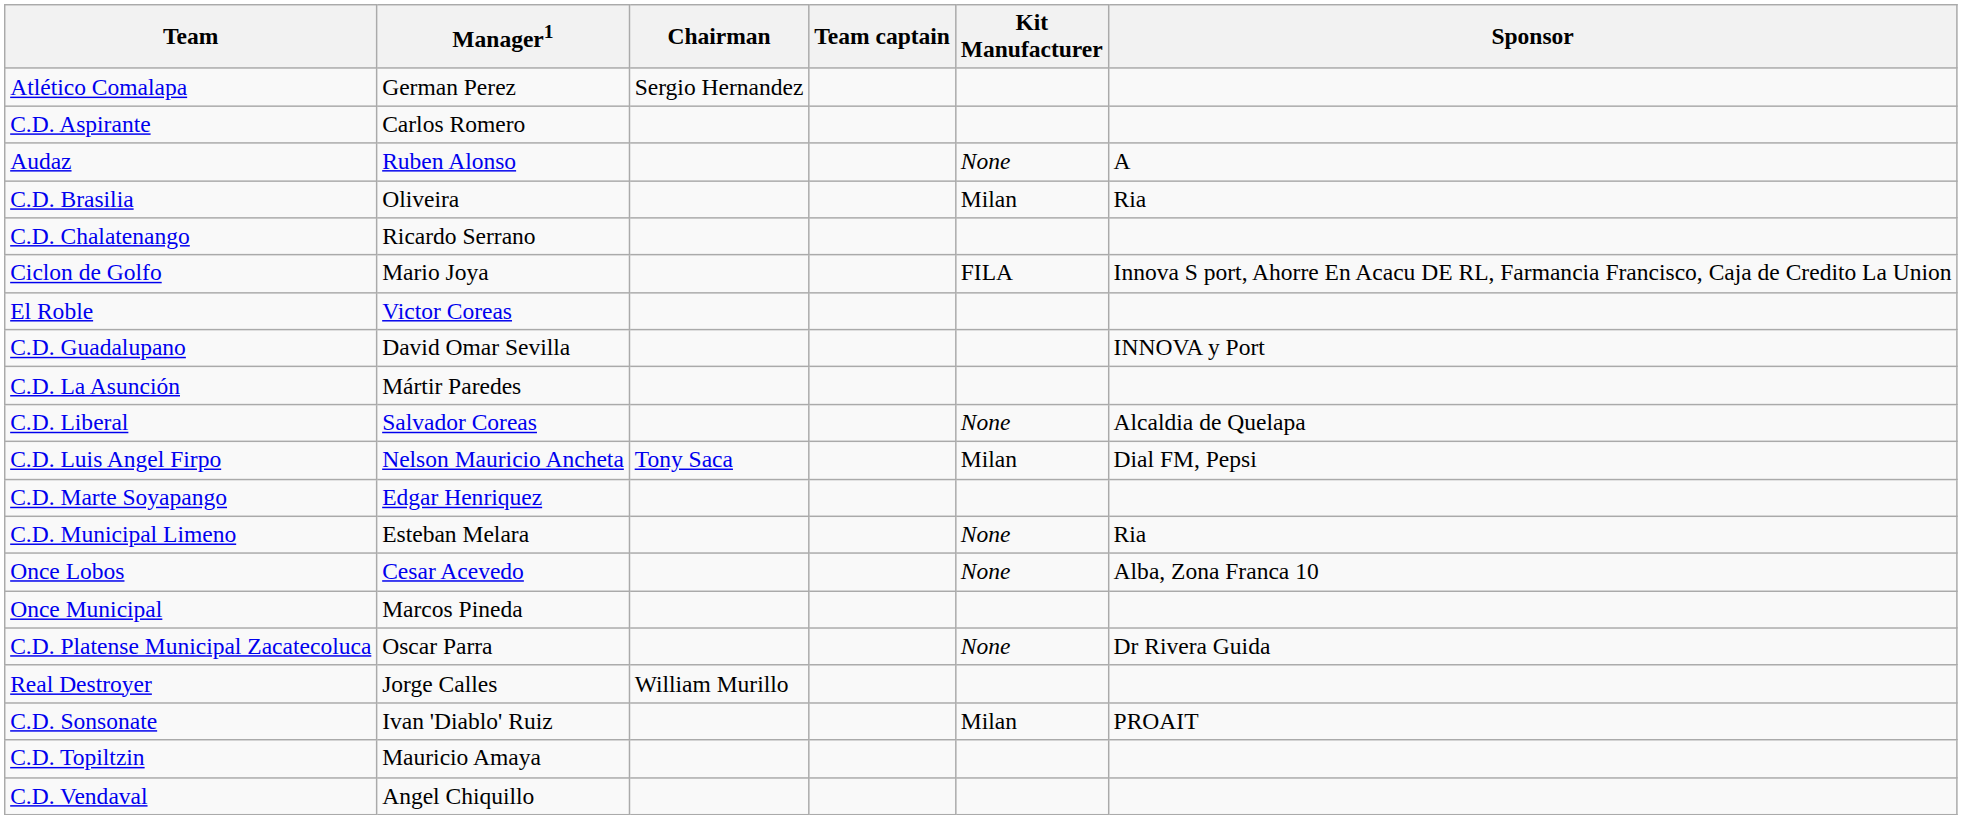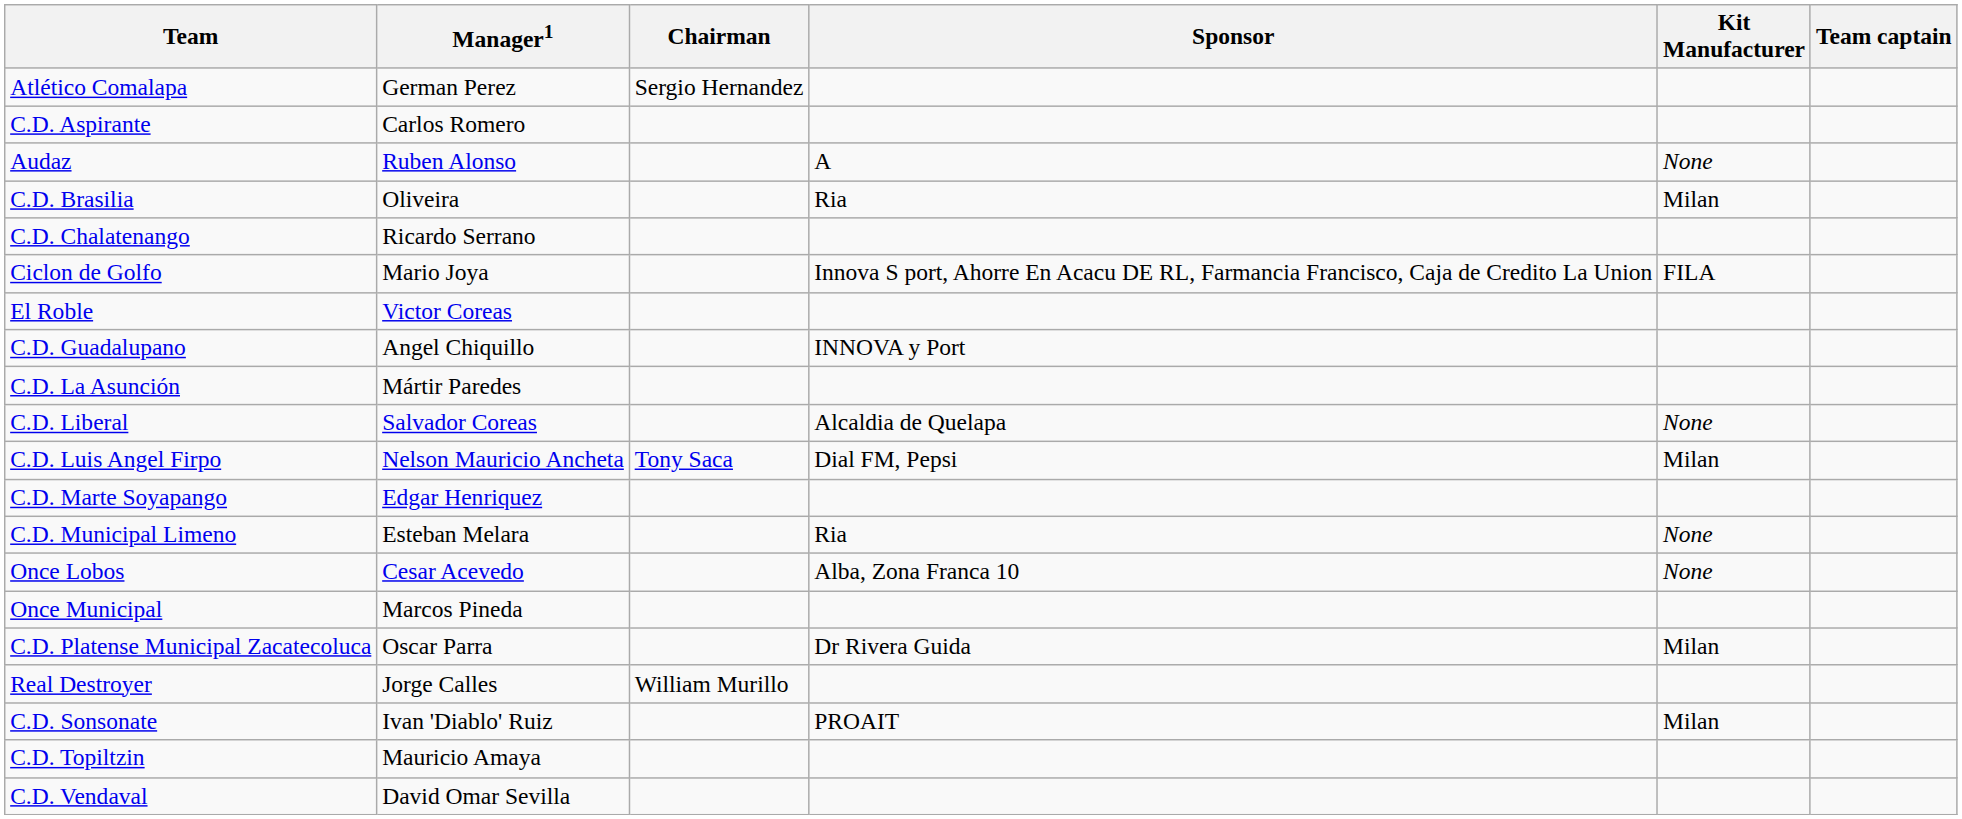columns swapped: (882, 36) <-> (1533, 36)
(476, 348) David Omar Sevilla -> (458, 348) Angel Chiquillo
(986, 646) None -> (1691, 646) Milan
(458, 795) Angel Chiquillo -> (476, 795) David Omar Sevilla
